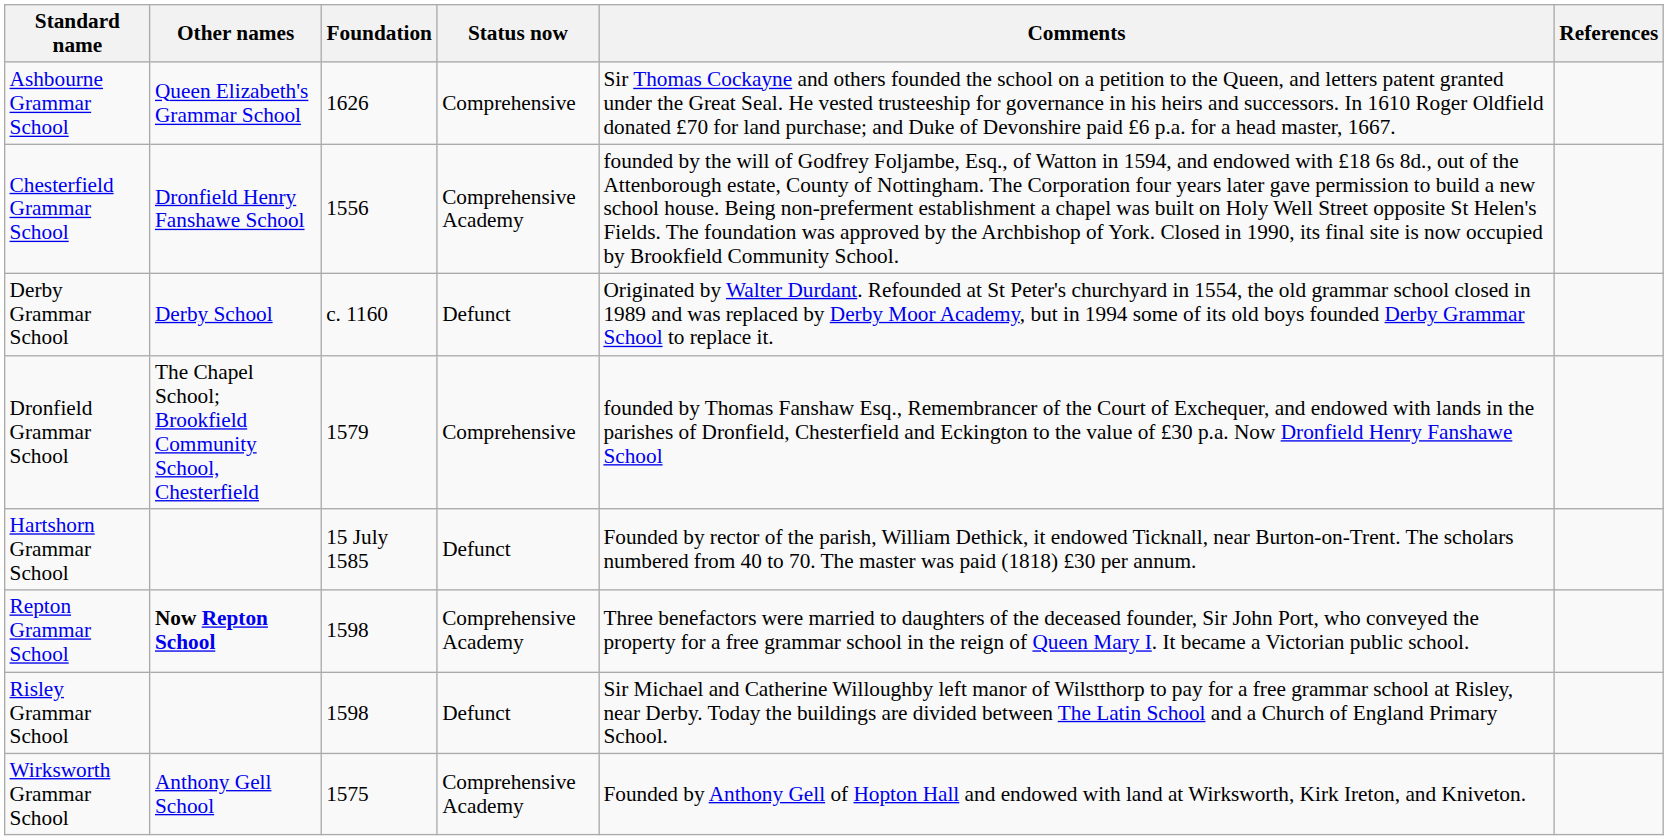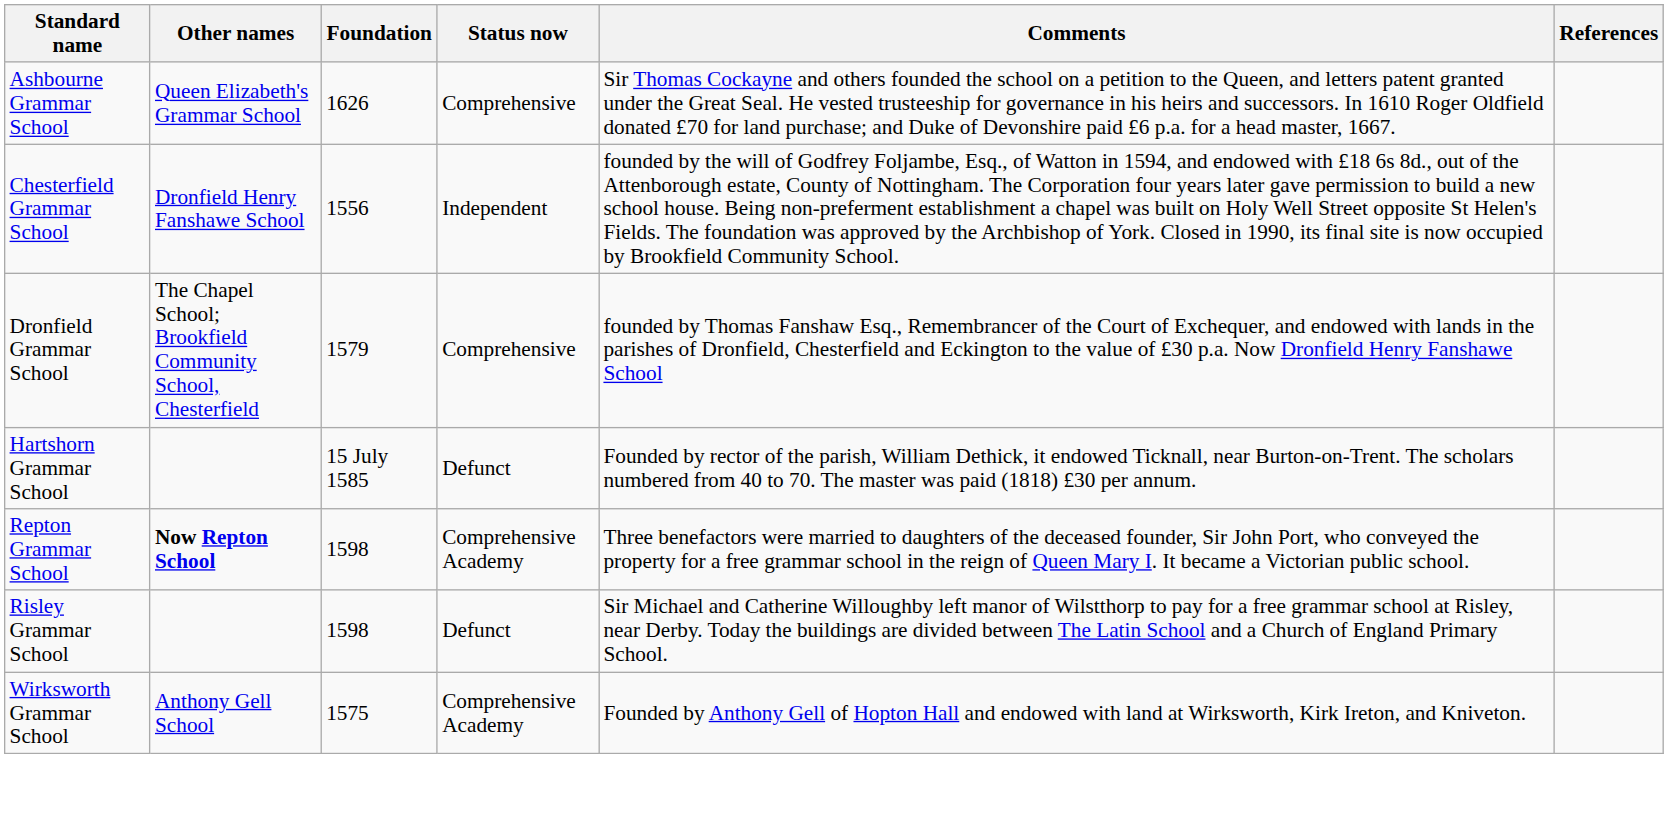(509, 208) Comprehensive Academy -> (495, 208) Independent
- row: (50, 314)
